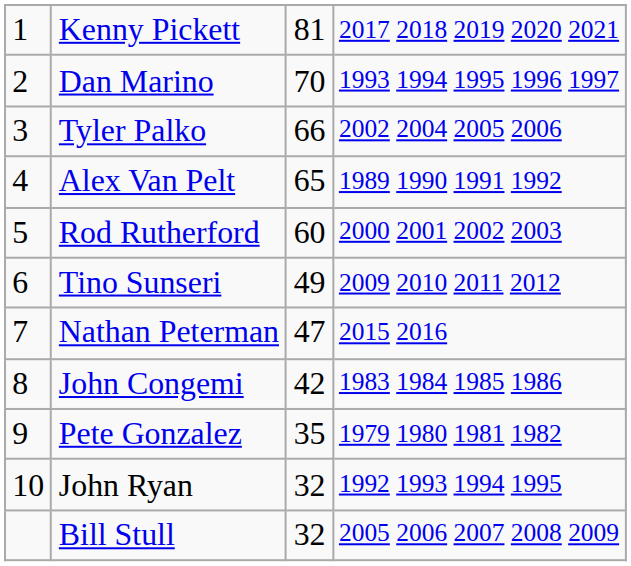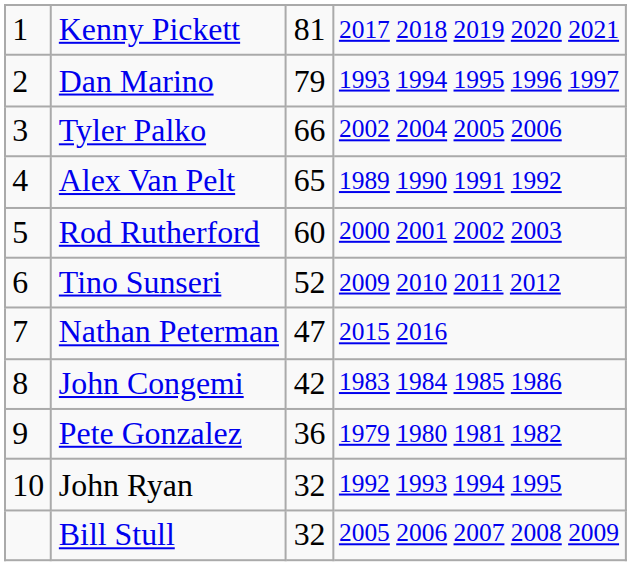(310, 80) 70 -> (310, 80) 79
(310, 282) 49 -> (310, 282) 52
(310, 433) 35 -> (310, 433) 36
